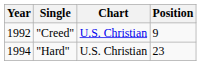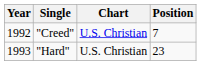(155, 32) 9 -> (155, 32) 7
(19, 51) 1994 -> (19, 51) 1993
